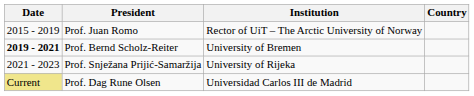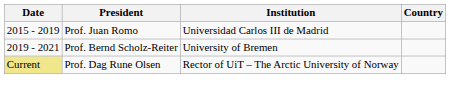(314, 30) Rector of UiT – The Arctic University of Norway -> (256, 30) Universidad Carlos III de Madrid
(33, 47) bold -> (33, 47) normal
- row: (133, 64)
(279, 82) Universidad Carlos III de Madrid -> (291, 64) Rector of UiT – The Arctic University of Norway
